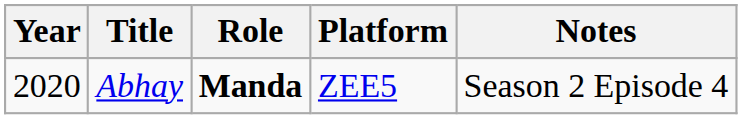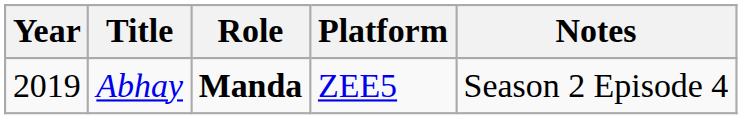(47, 85) 2020 -> (47, 85) 2019
